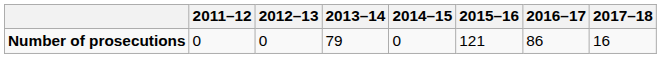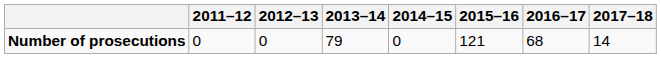(535, 41) 86 -> (535, 41) 68
(602, 41) 16 -> (602, 41) 14
